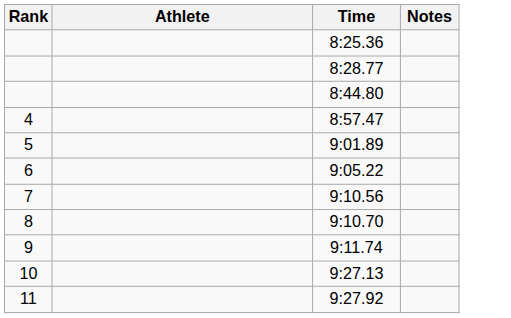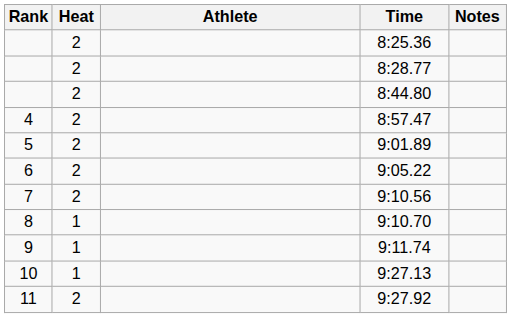+ column: (76, 17)
